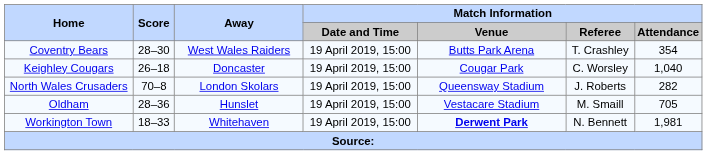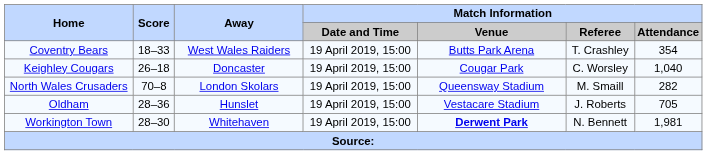(154, 50) 28–30 -> (154, 50) 18–33
(600, 86) J. Roberts -> (600, 86) M. Smaill
(600, 104) M. Smaill -> (600, 104) J. Roberts
(154, 123) 18–33 -> (154, 123) 28–30
